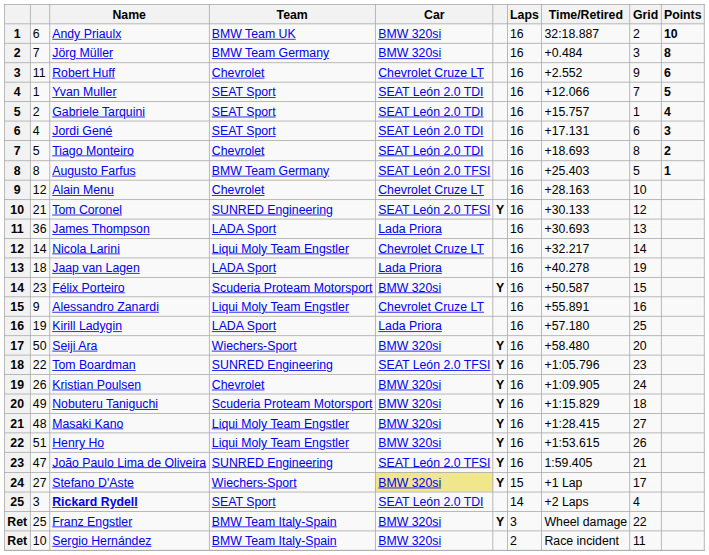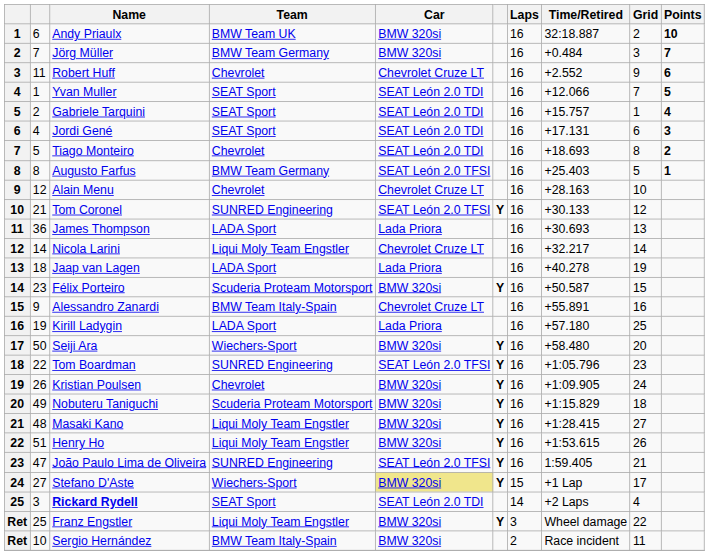(667, 53) 8 -> (667, 53) 7
(280, 307) Liqui Moly Team Engstler -> (274, 307) BMW Team Italy-Spain
(274, 521) BMW Team Italy-Spain -> (280, 521) Liqui Moly Team Engstler
